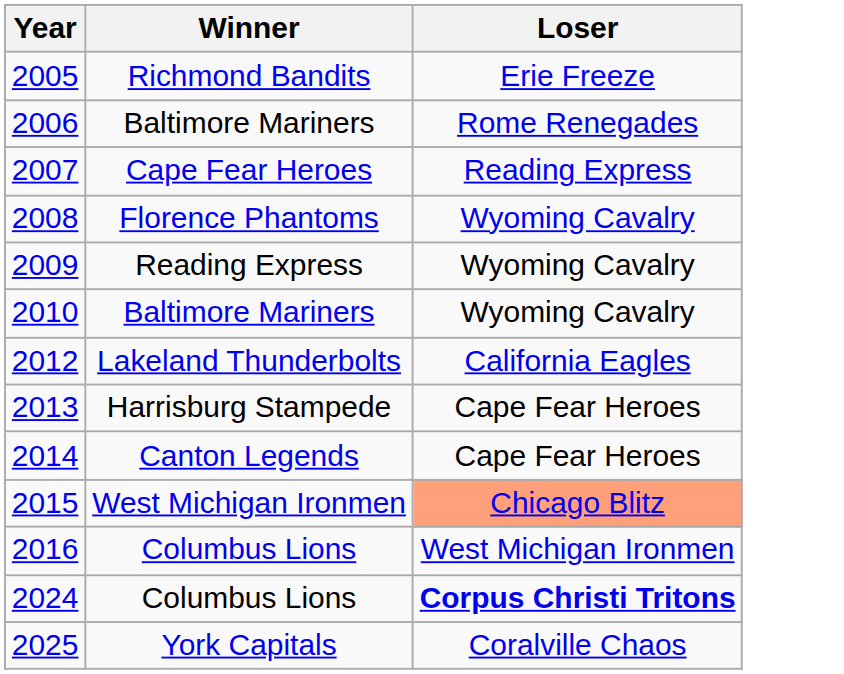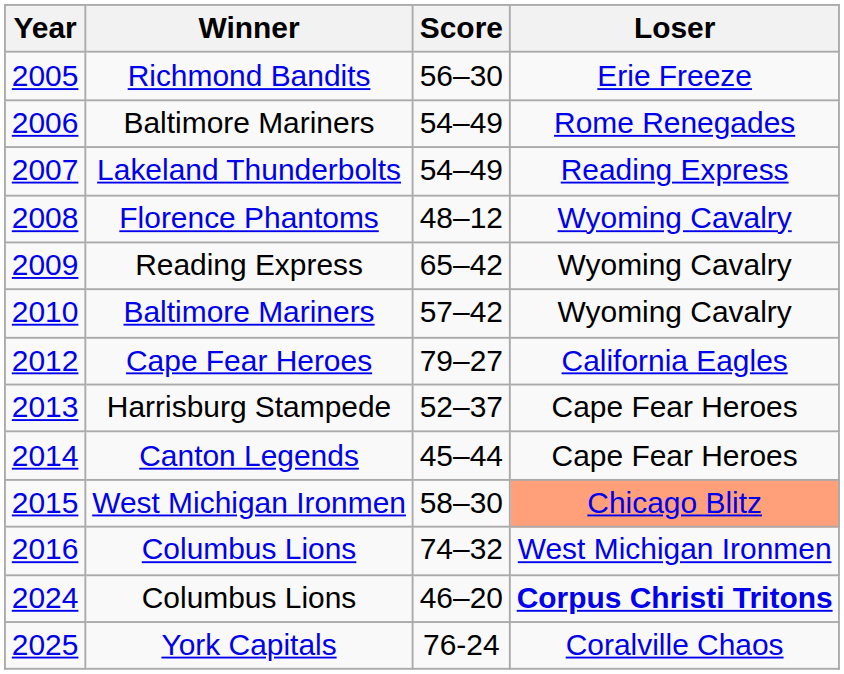+ column: (461, 28)
(249, 170) Cape Fear Heroes -> (249, 170) Lakeland Thunderbolts
(249, 360) Lakeland Thunderbolts -> (249, 360) Cape Fear Heroes
